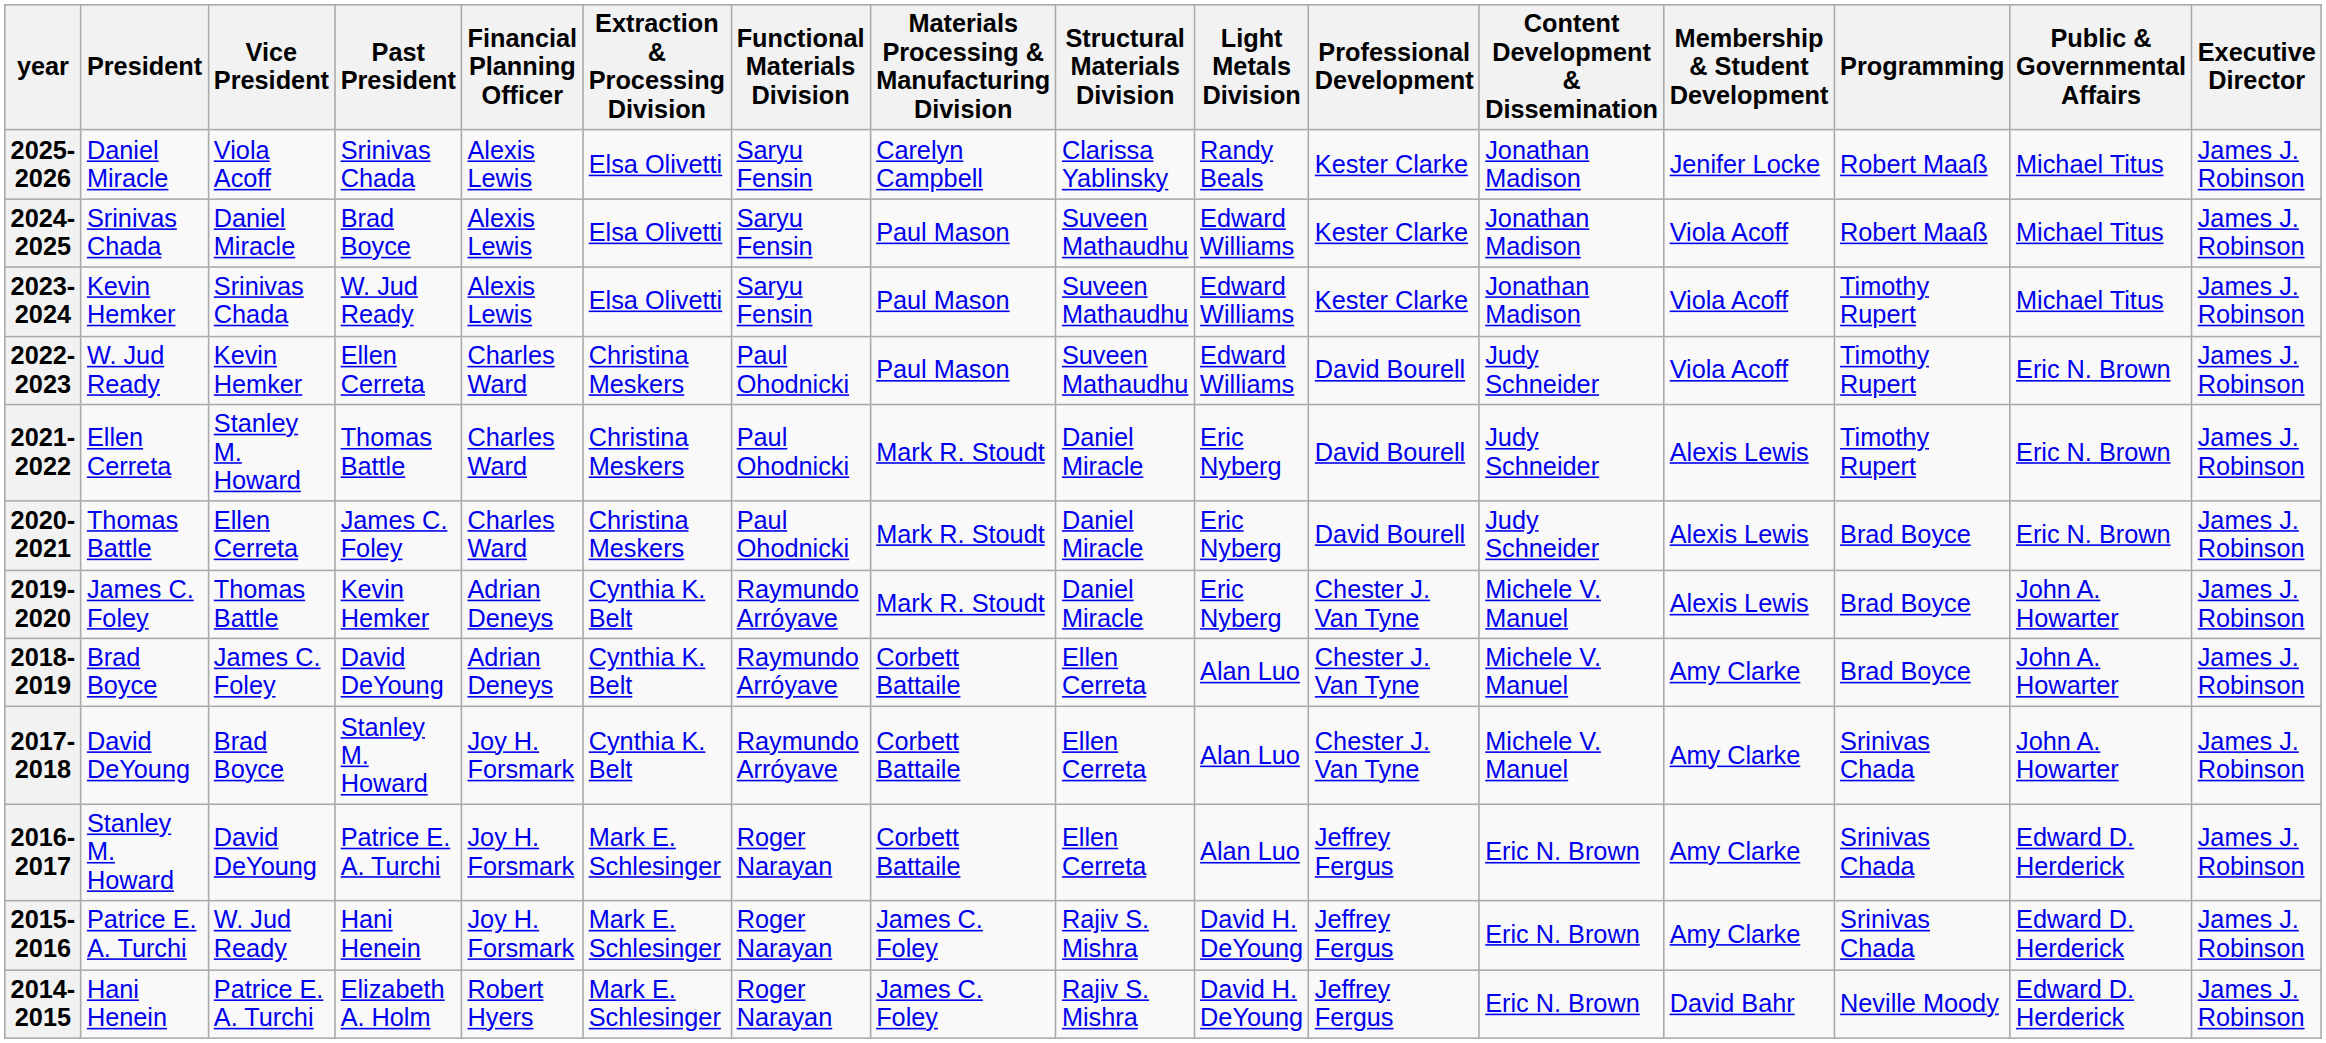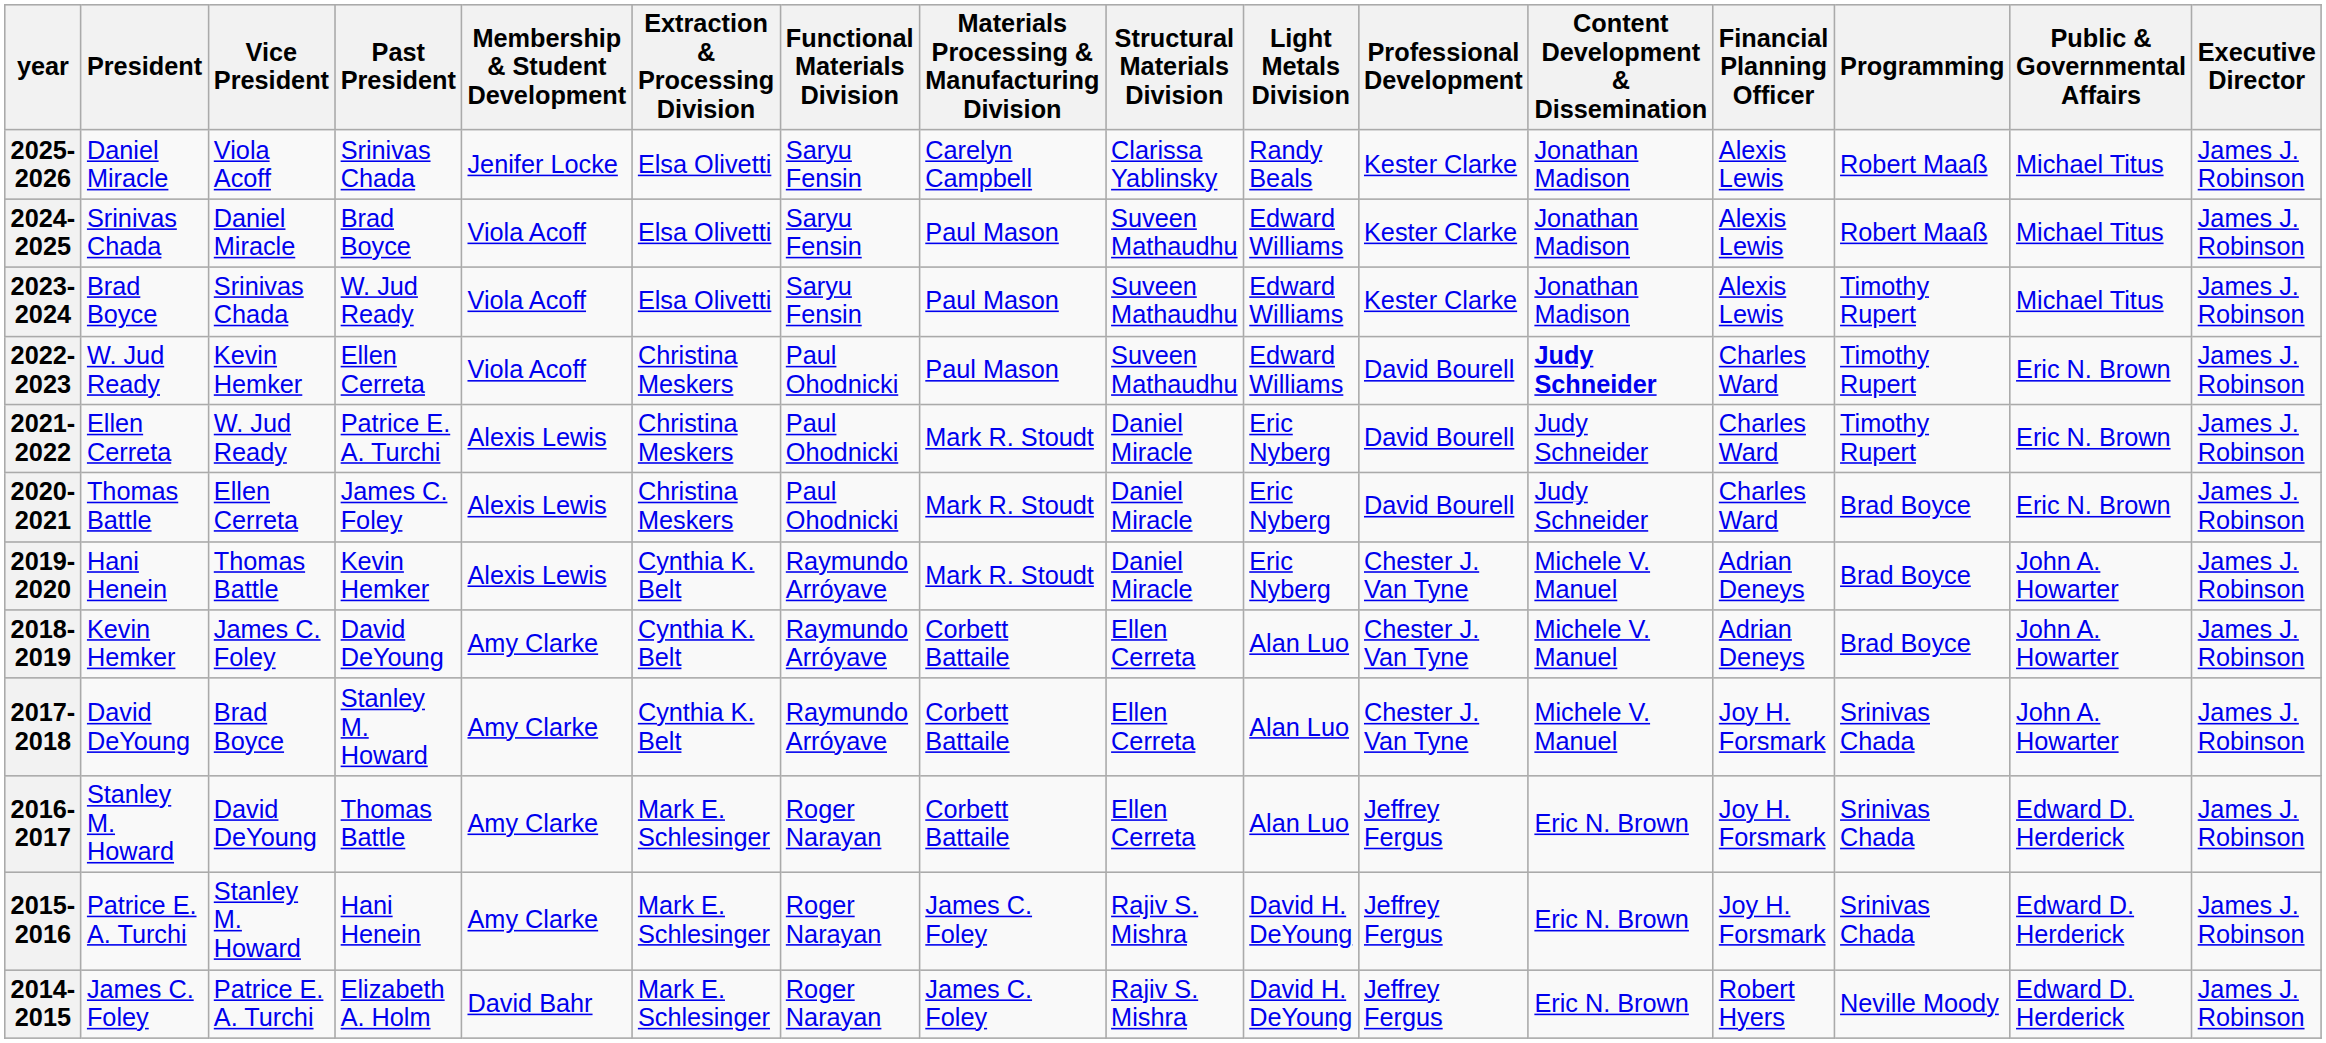columns swapped: (522, 67) <-> (1749, 67)
(131, 301) Kevin Hemker -> (122, 301) Brad Boyce
(1542, 369) normal -> (1595, 369) bold
(257, 452) Stanley M. Howard -> (252, 438) W. Jud Ready
(386, 452) Thomas Battle -> (395, 438) Patrice E. A. Turchi
(140, 603) James C. Foley -> (127, 575) Hani Henein
(122, 672) Brad Boyce -> (131, 643) Kevin Hemker
(395, 852) Patrice E. A. Turchi -> (386, 823) Thomas Battle
(252, 934) W. Jud Ready -> (257, 920) Stanley M. Howard
(127, 1003) Hani Henein -> (140, 1003) James C. Foley
